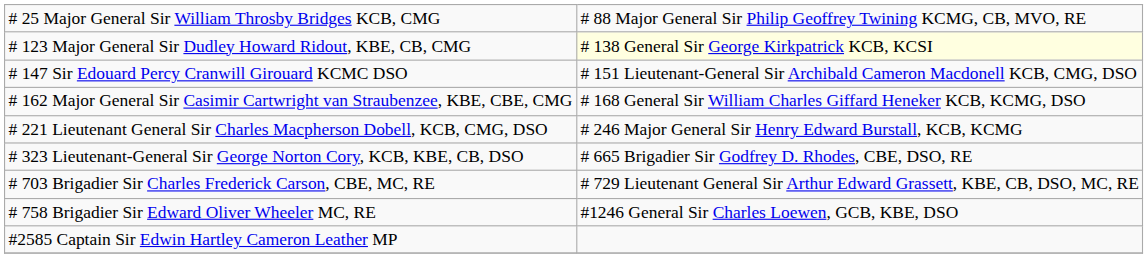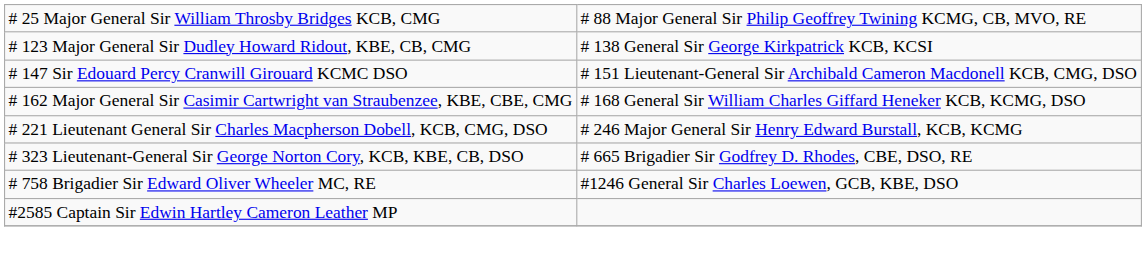(757, 45) lightyellow background -> (757, 45) no background
- row: (222, 184)
